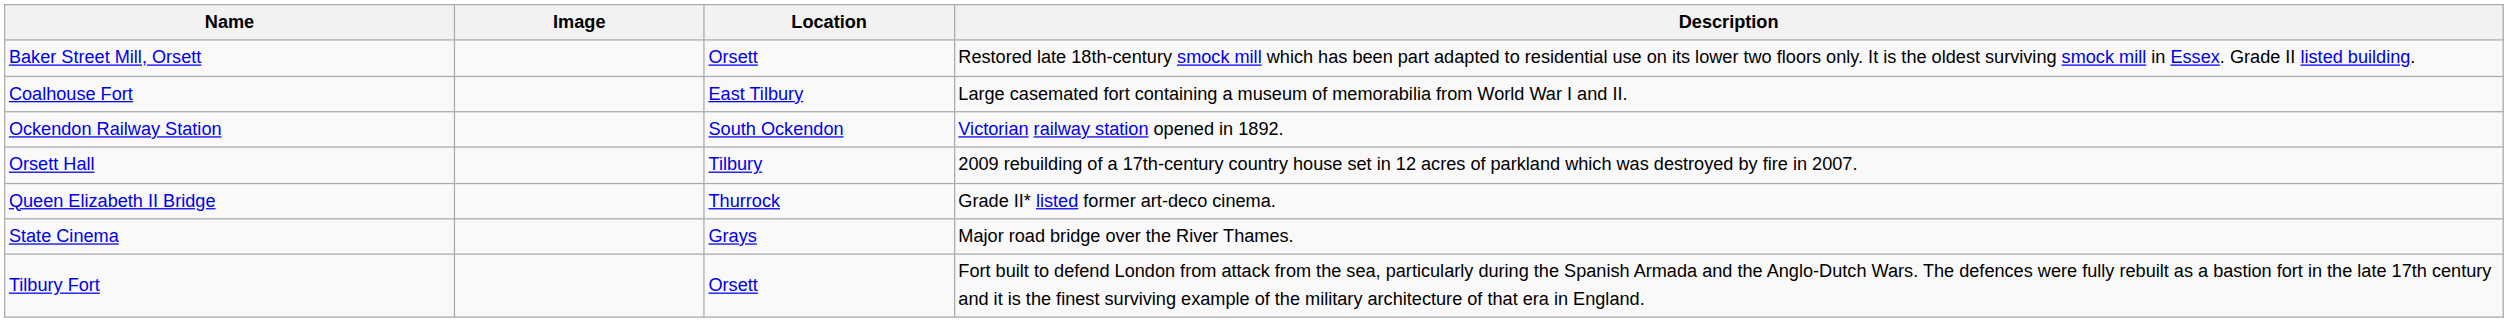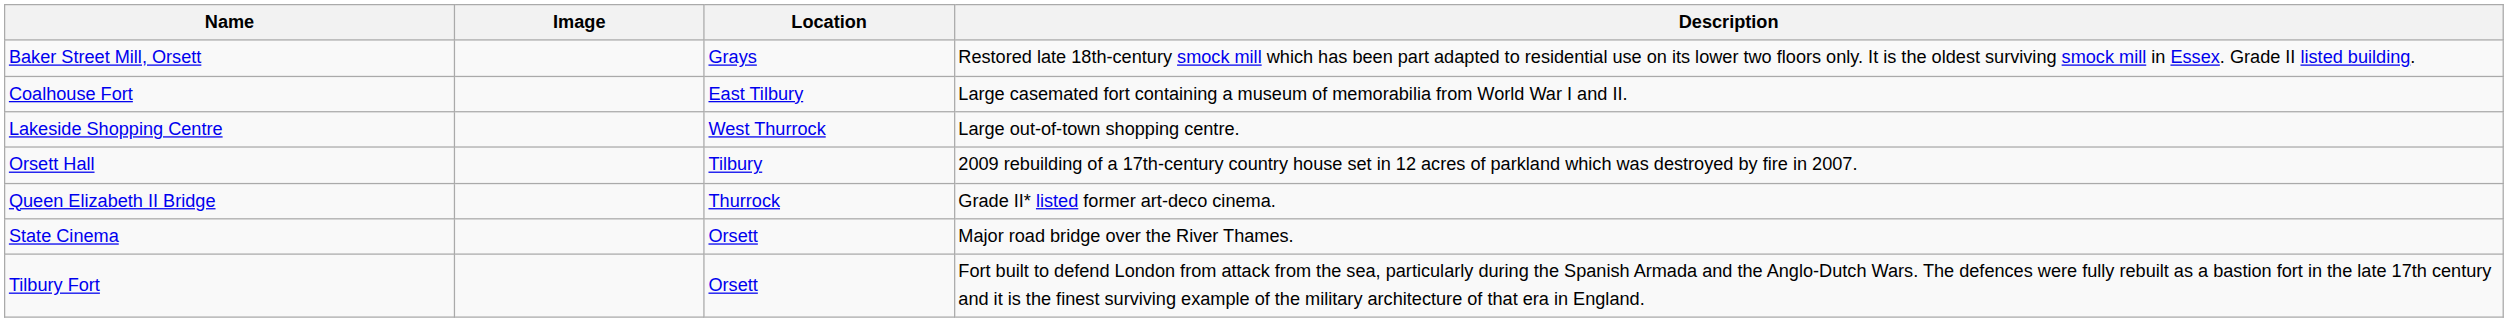(733, 58) Orsett -> (733, 58) Grays
+ row: (116, 129)
- row: (115, 129)
(733, 236) Grays -> (733, 236) Orsett
